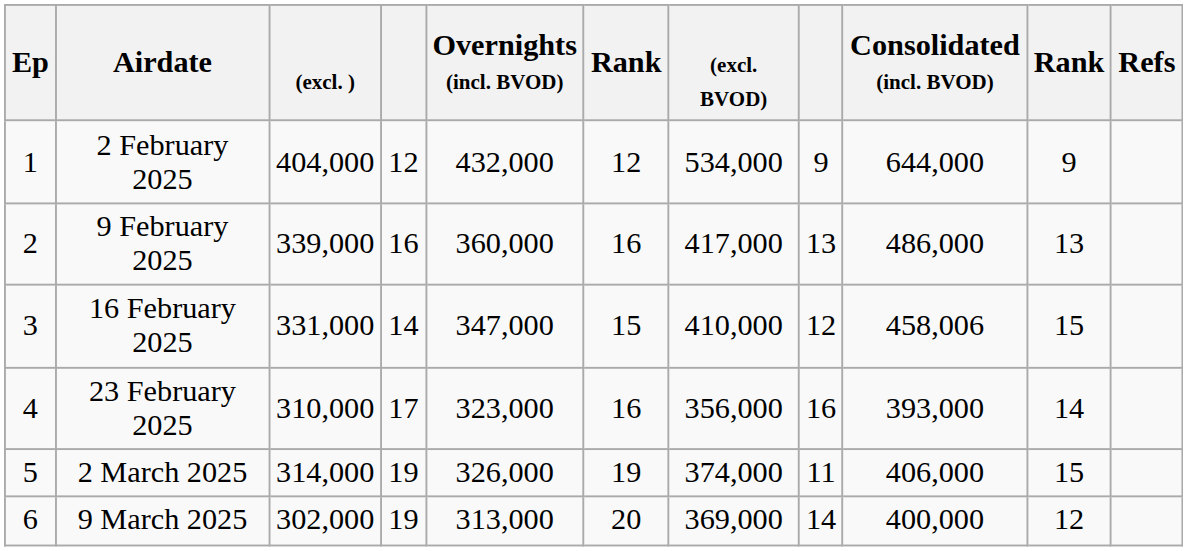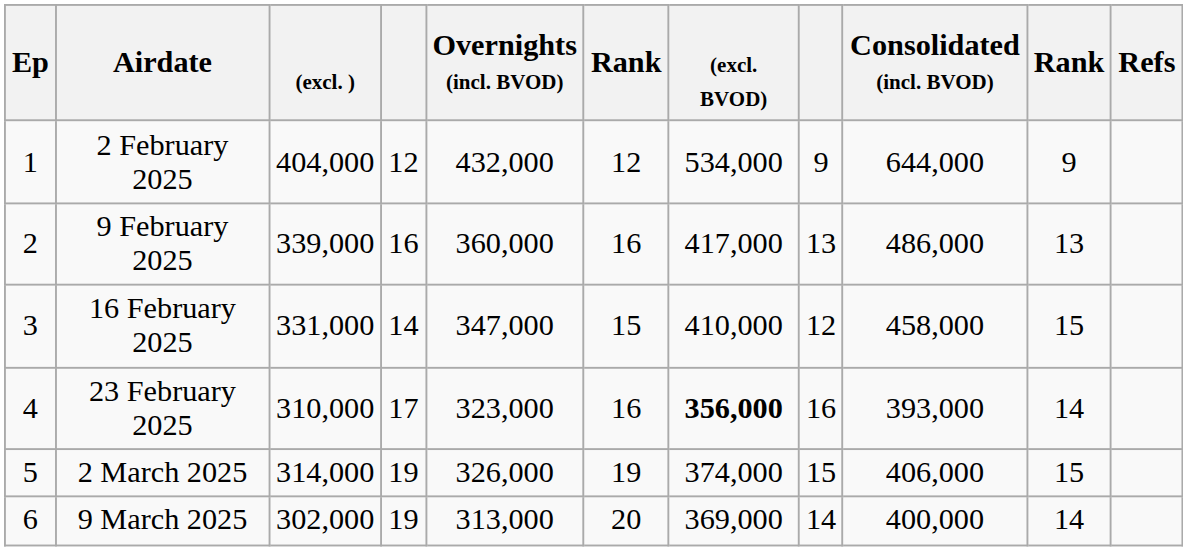(935, 325) 458,006 -> (935, 325) 458,000
(734, 407) normal -> (734, 407) bold
(821, 472) 11 -> (821, 472) 15
(1069, 520) 12 -> (1069, 520) 14
